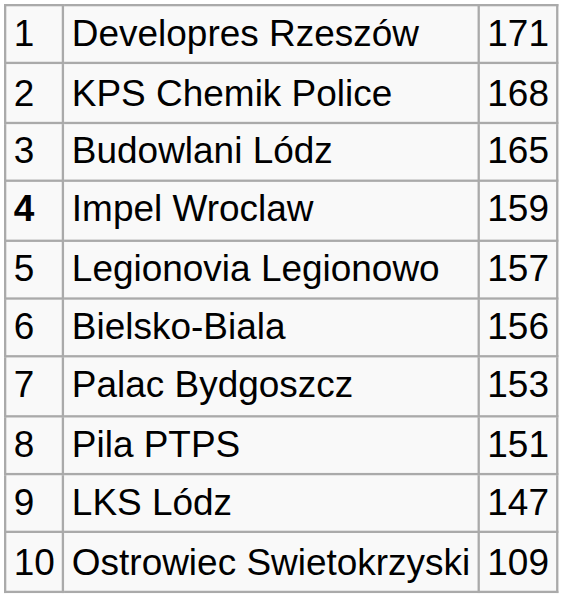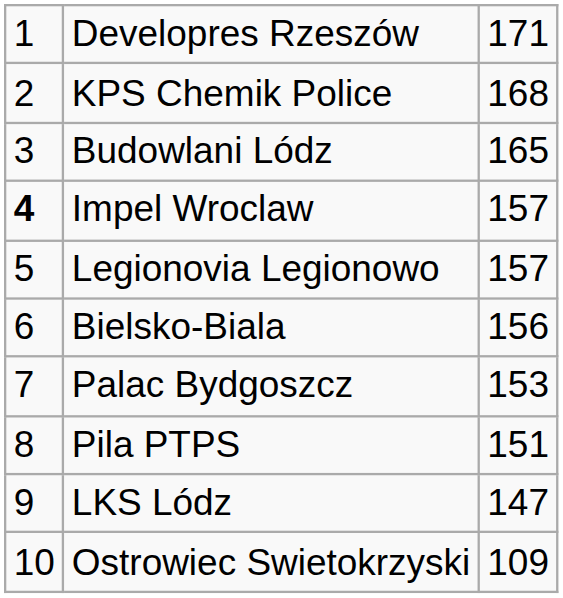(518, 209) 159 -> (518, 209) 157
